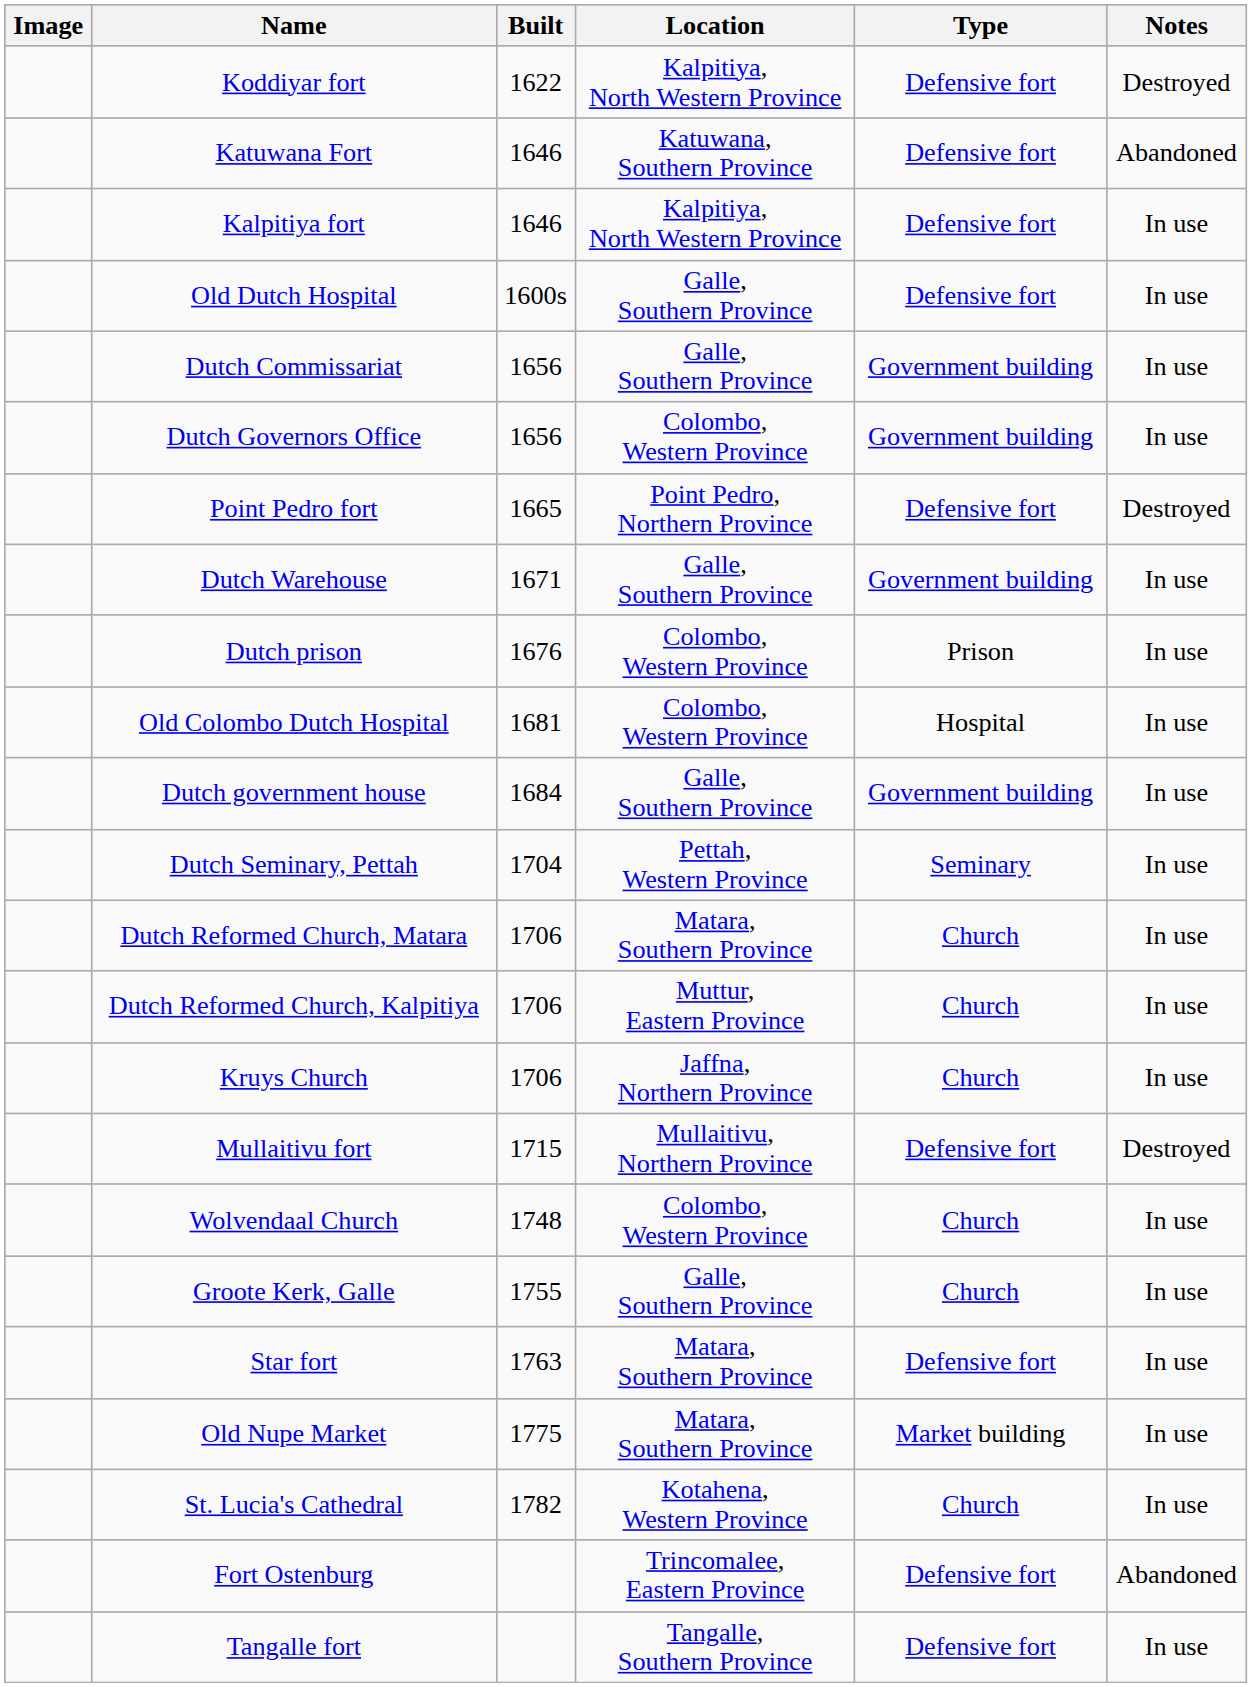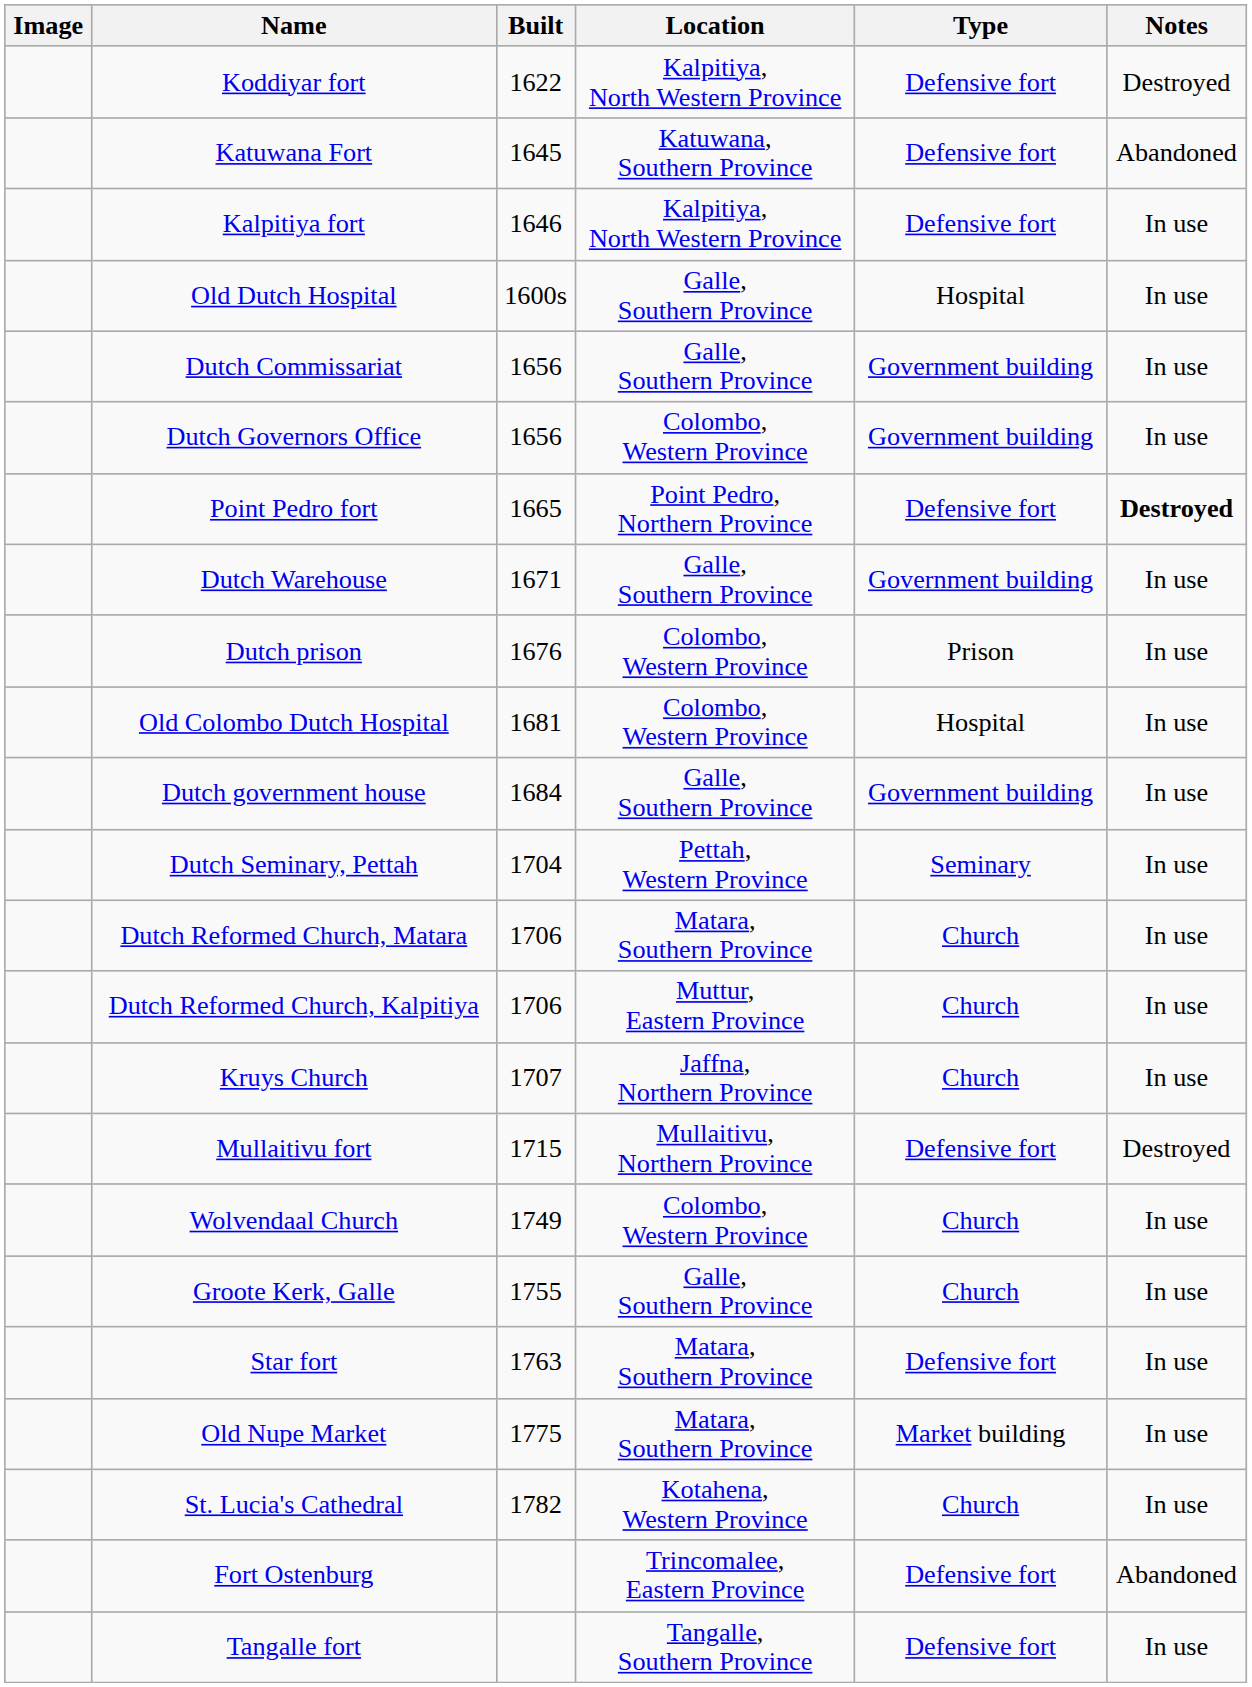(536, 152) 1646 -> (536, 152) 1645
(981, 295) Defensive fort -> (981, 295) Hospital
(1177, 508) normal -> (1177, 508) bold
(536, 1077) 1706 -> (536, 1077) 1707
(536, 1219) 1748 -> (536, 1219) 1749
